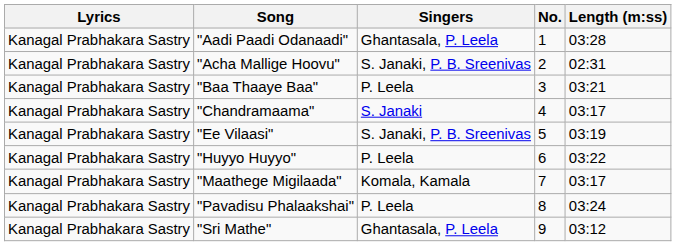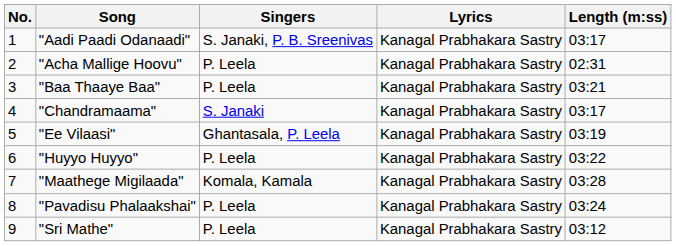columns swapped: (550, 16) <-> (99, 16)
(429, 40) Ghantasala, P. Leela -> (288, 40) S. Janaki, P. B. Sreenivas
(587, 40) 03:28 -> (587, 40) 03:17
(446, 64) S. Janaki, P. B. Sreenivas -> (229, 64) P. Leela
(446, 134) S. Janaki, P. B. Sreenivas -> (271, 134) Ghantasala, P. Leela
(587, 182) 03:17 -> (587, 182) 03:28
(429, 229) Ghantasala, P. Leela -> (229, 229) P. Leela
